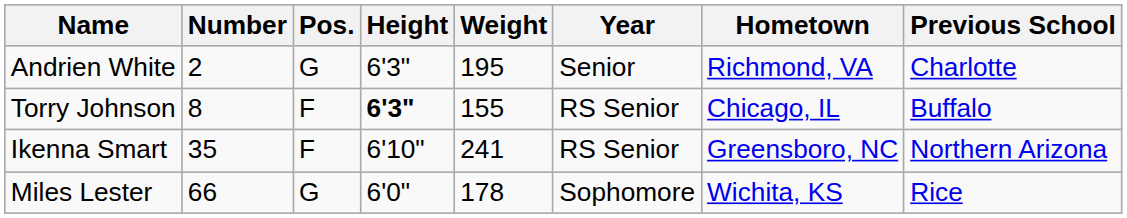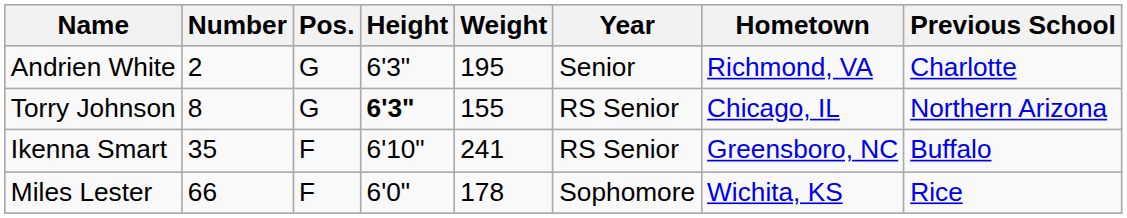(307, 108) F -> (309, 108) G
(951, 108) Buffalo -> (1009, 108) Northern Arizona
(1009, 150) Northern Arizona -> (951, 150) Buffalo
(309, 191) G -> (307, 191) F
